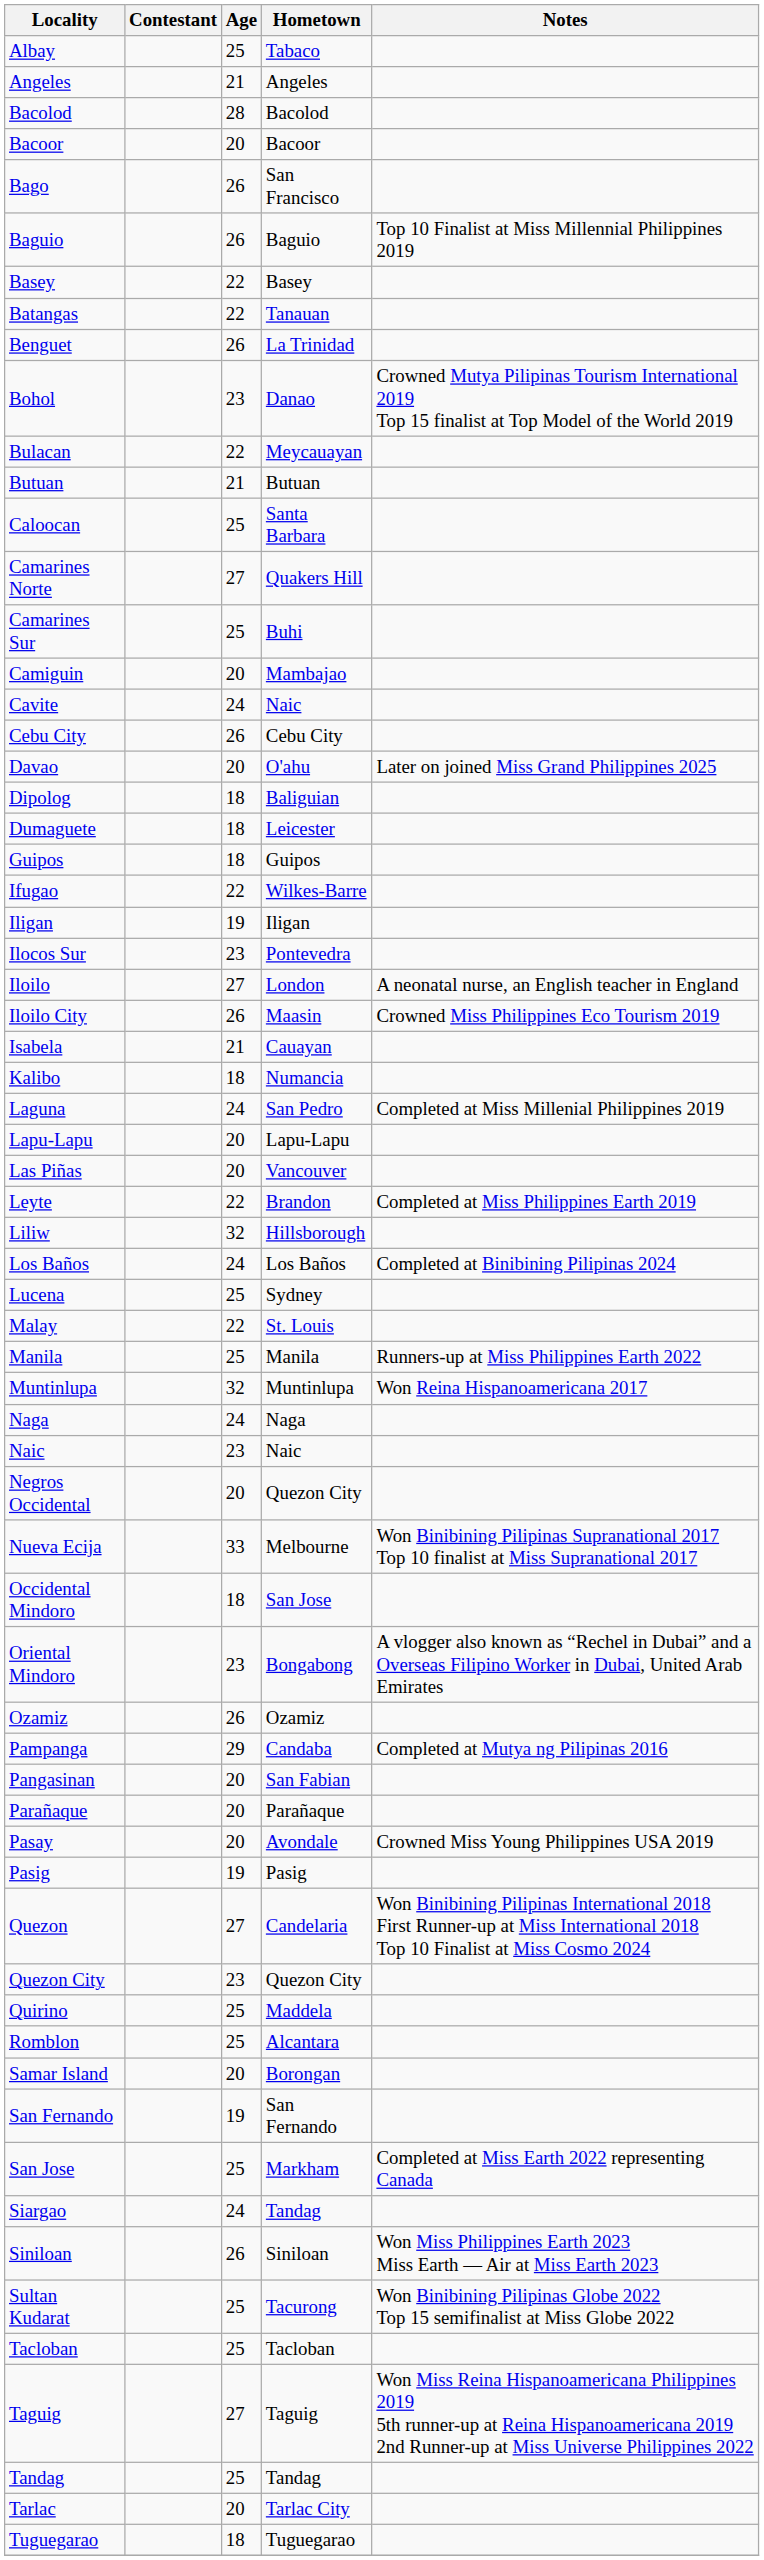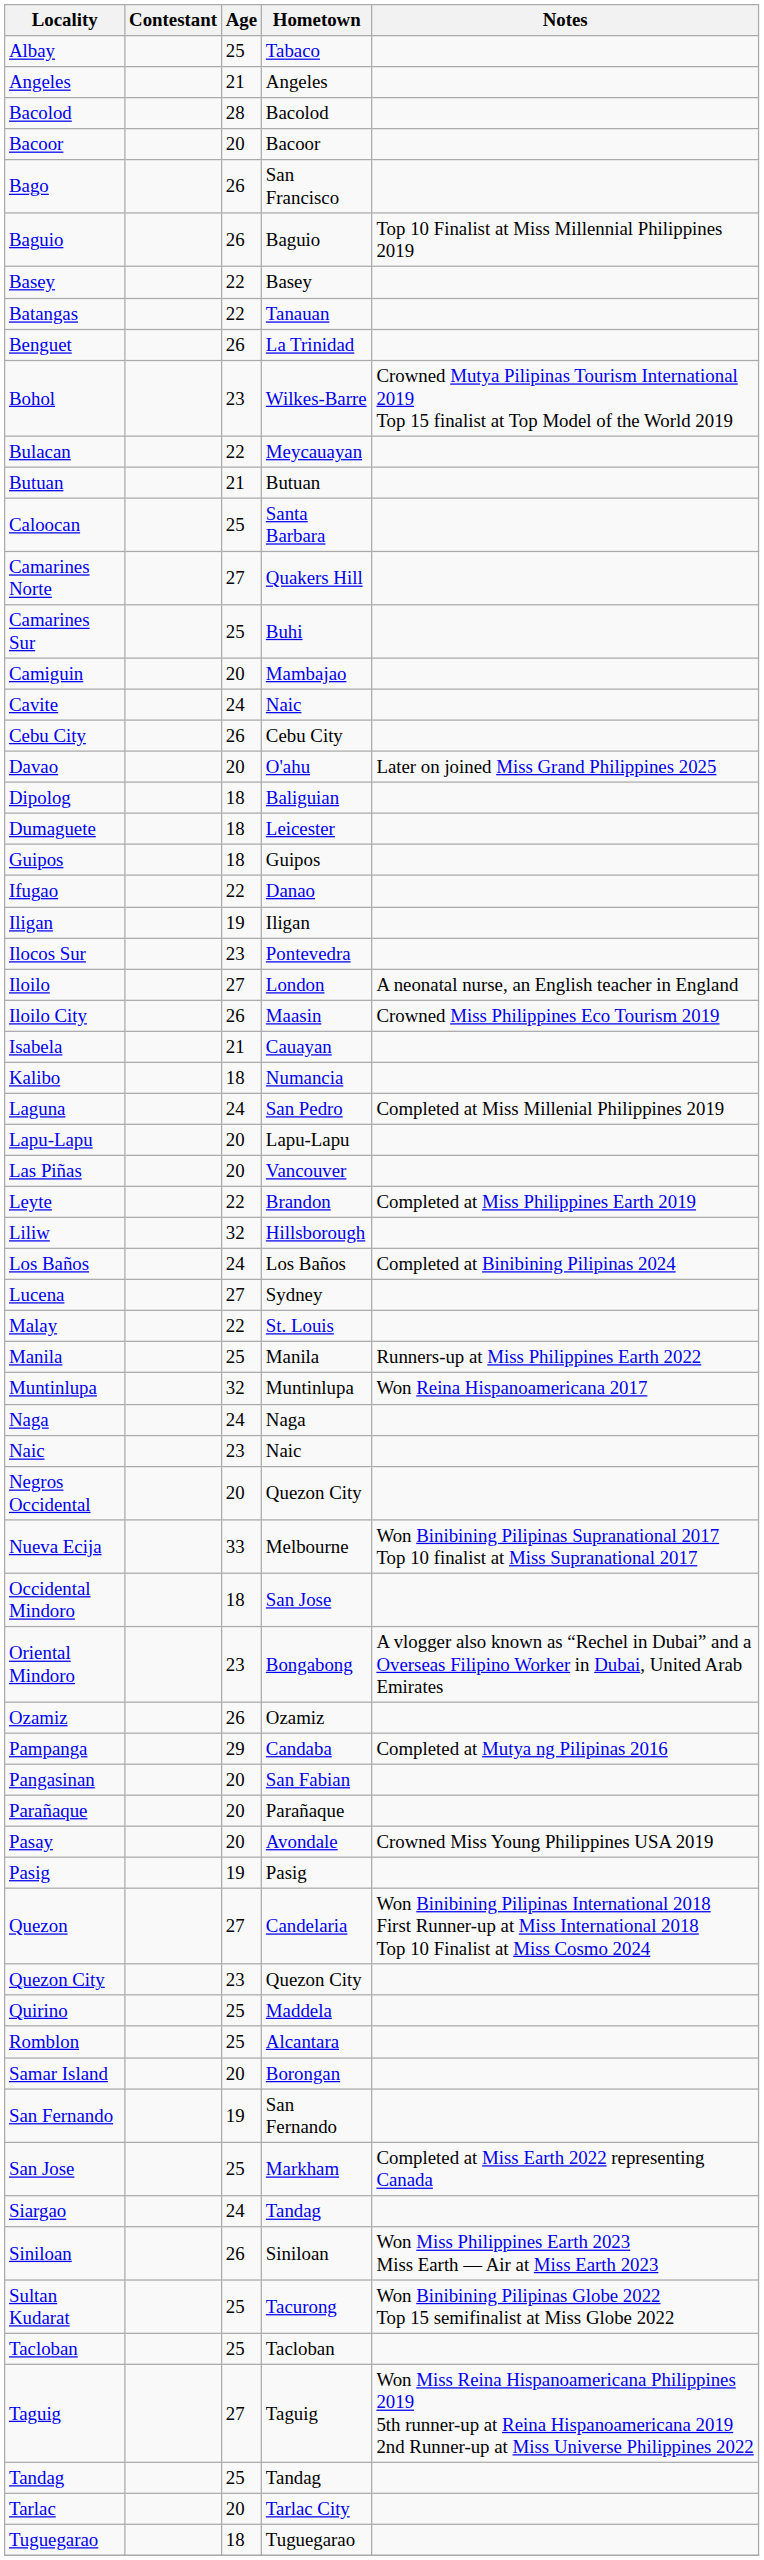(290, 397) Danao -> (316, 397) Wilkes-Barre
(316, 891) Wilkes-Barre -> (290, 891) Danao
(235, 1295) 25 -> (235, 1295) 27
